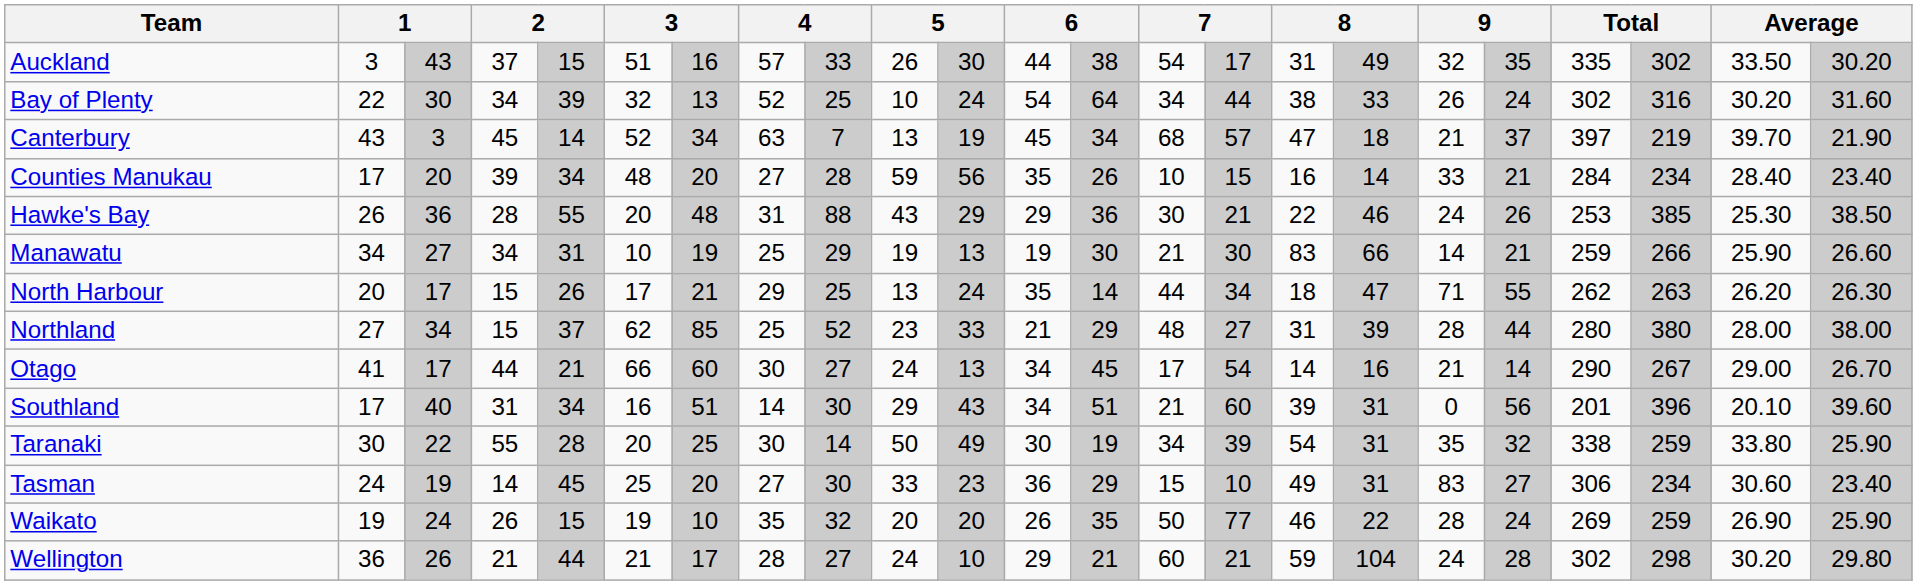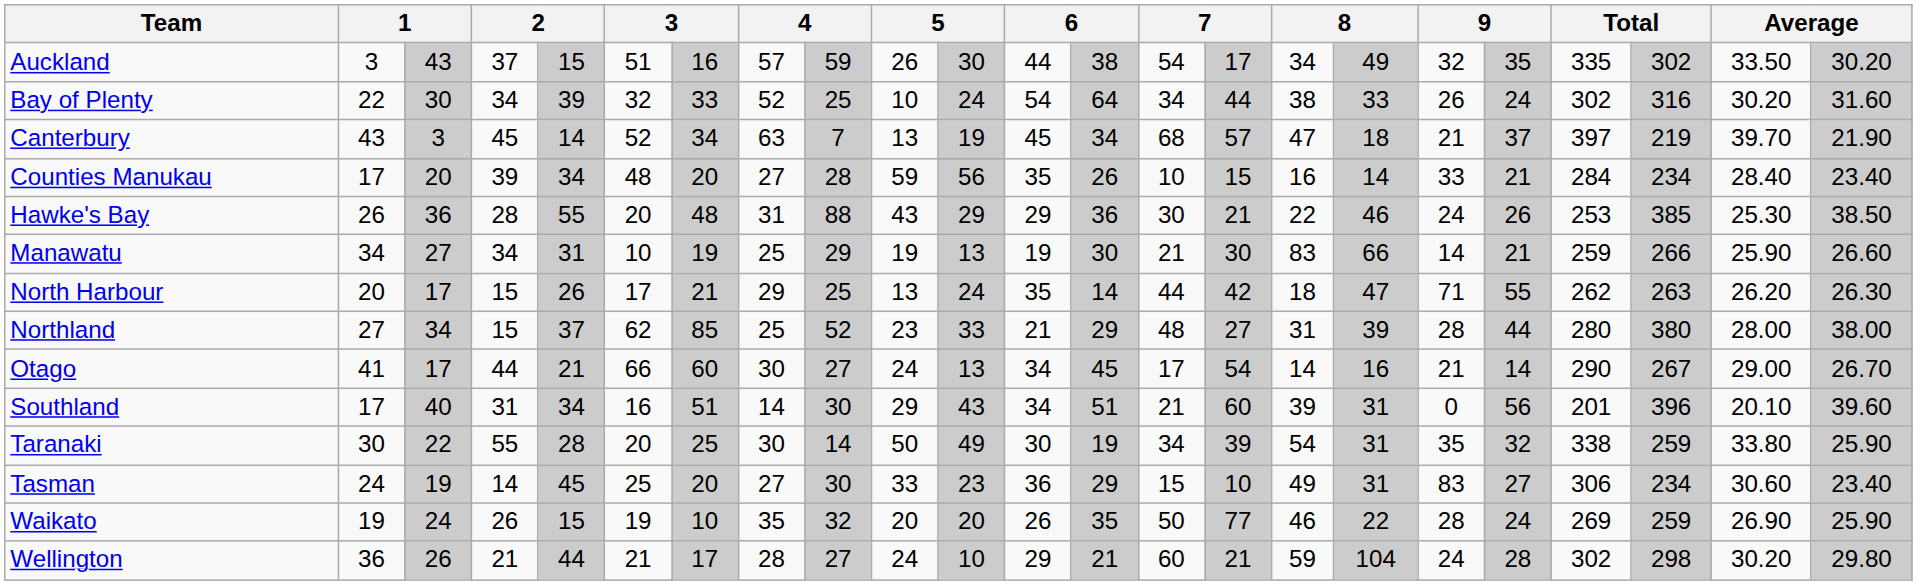(838, 61) 33 -> (838, 61) 59
(1302, 61) 31 -> (1302, 61) 34
(705, 100) 13 -> (705, 100) 33
(1238, 291) 34 -> (1238, 291) 42
